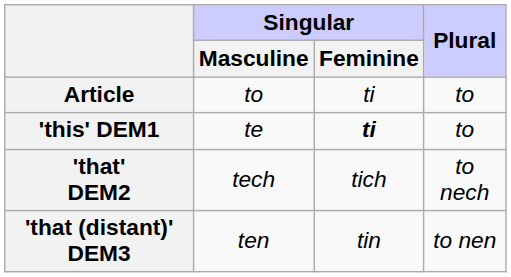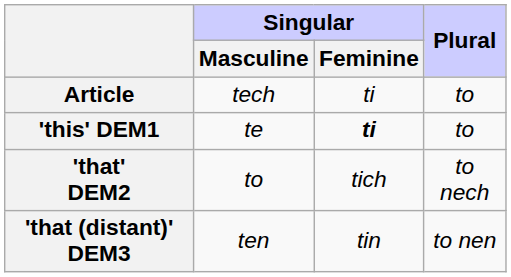(254, 94) to -> (254, 94) tech
(254, 179) tech -> (254, 179) to
